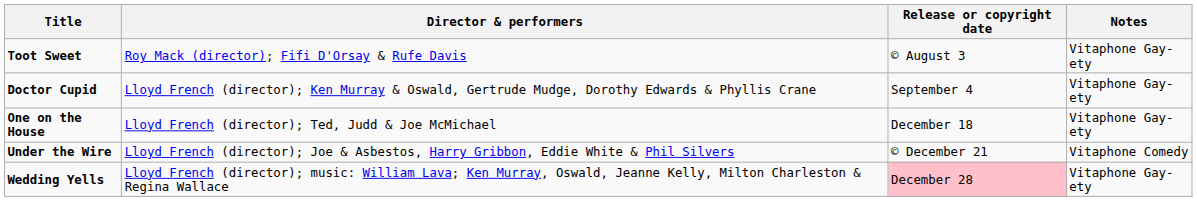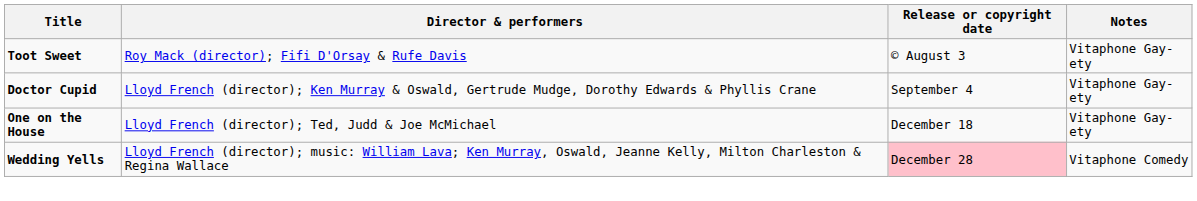- row: (59, 152)
(1121, 179) Vitaphone Gay-ety -> (1129, 159) Vitaphone Comedy
